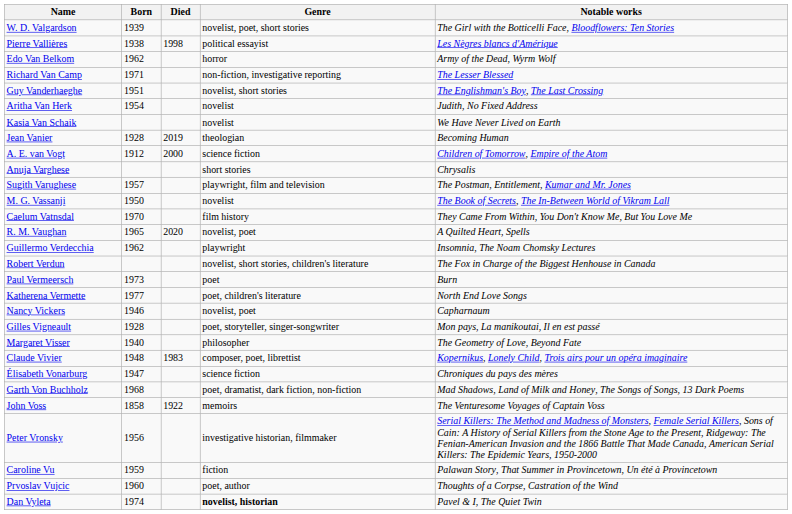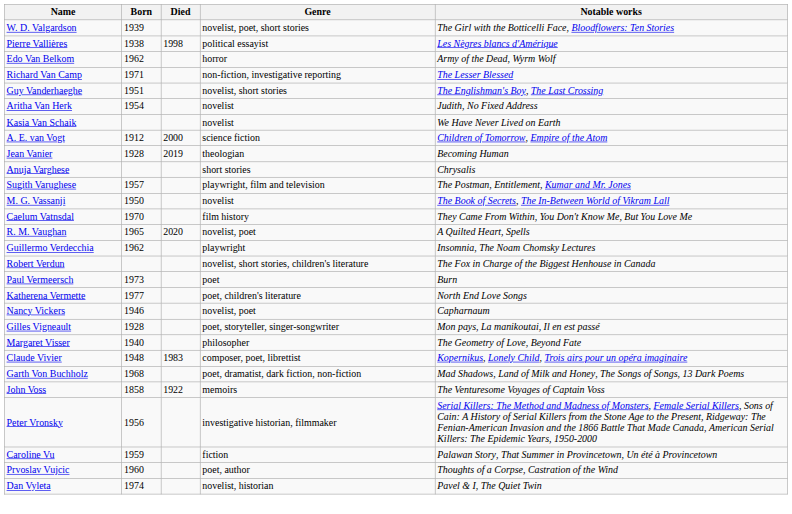rows swapped: (36, 153) <-> (30, 138)
- row: (47, 374)
(240, 502) bold -> (238, 486) normal
